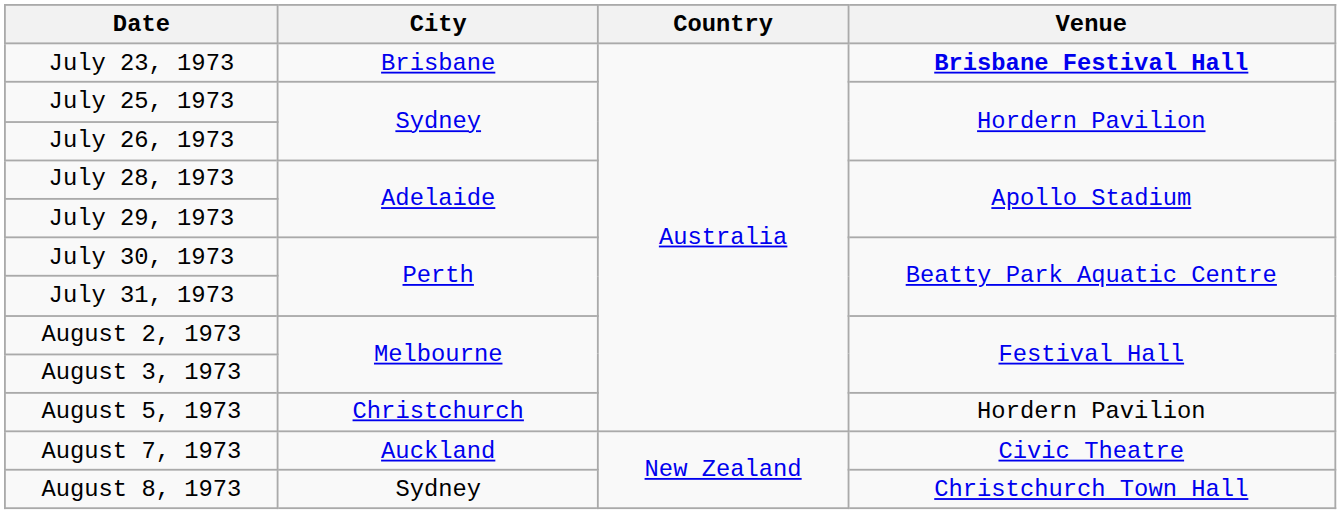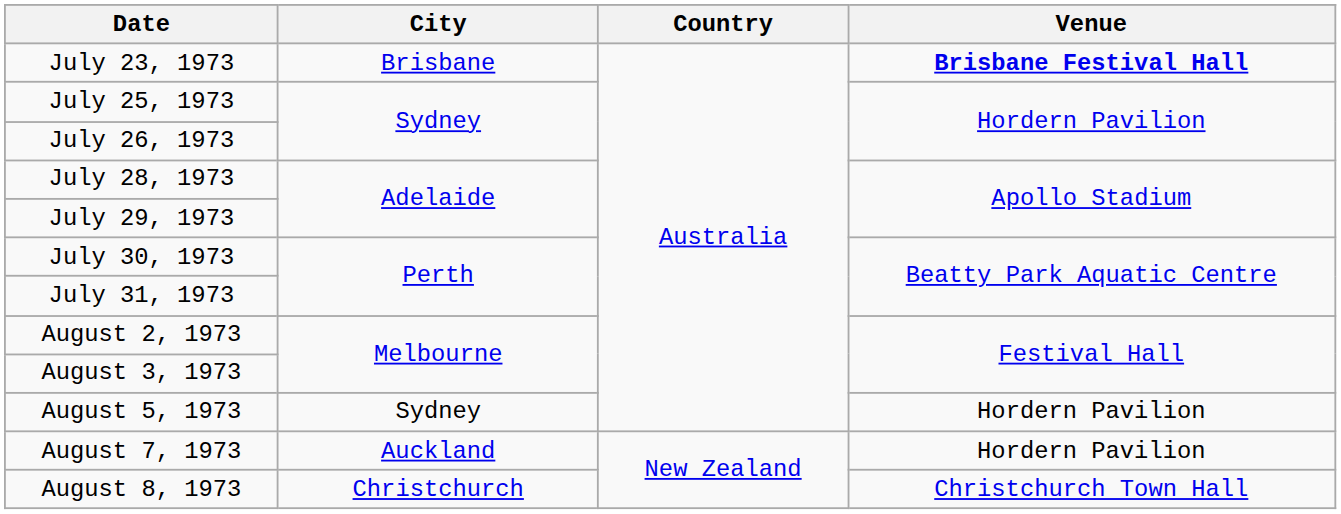(438, 412) Christchurch -> (438, 412) Sydney
(1091, 451) Civic Theatre -> (1091, 451) Hordern Pavilion
(438, 490) Sydney -> (438, 490) Christchurch
